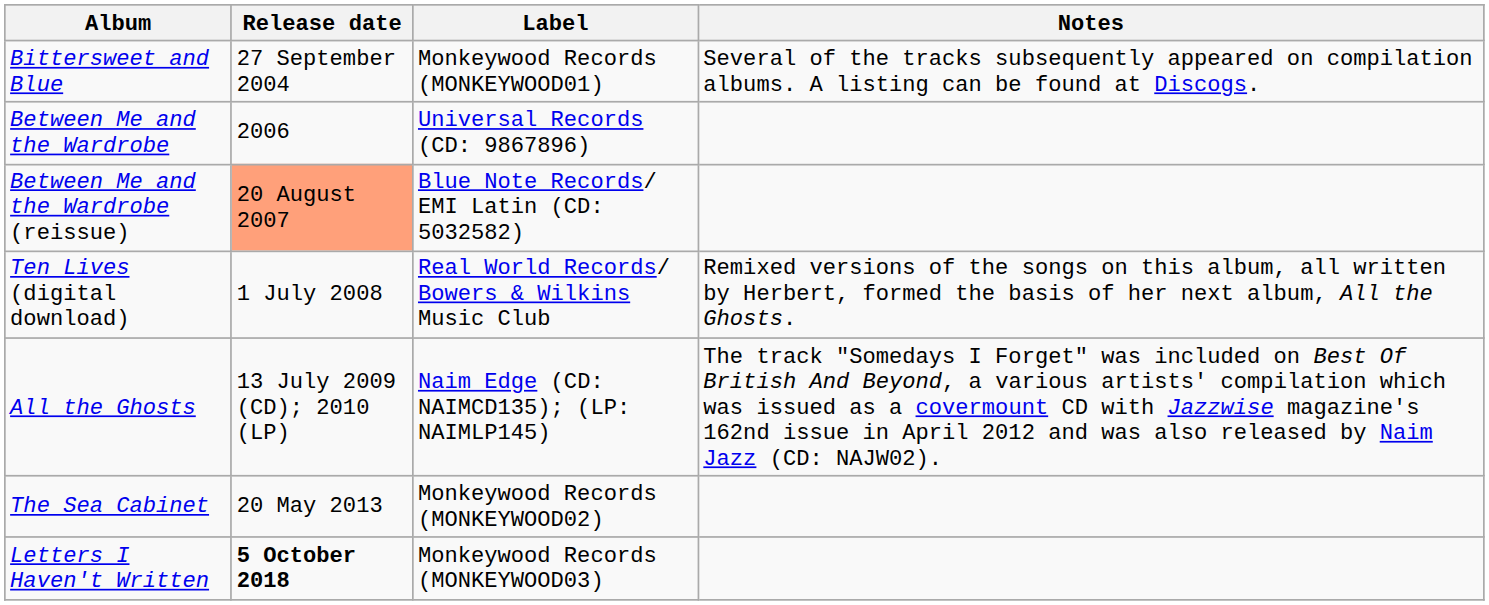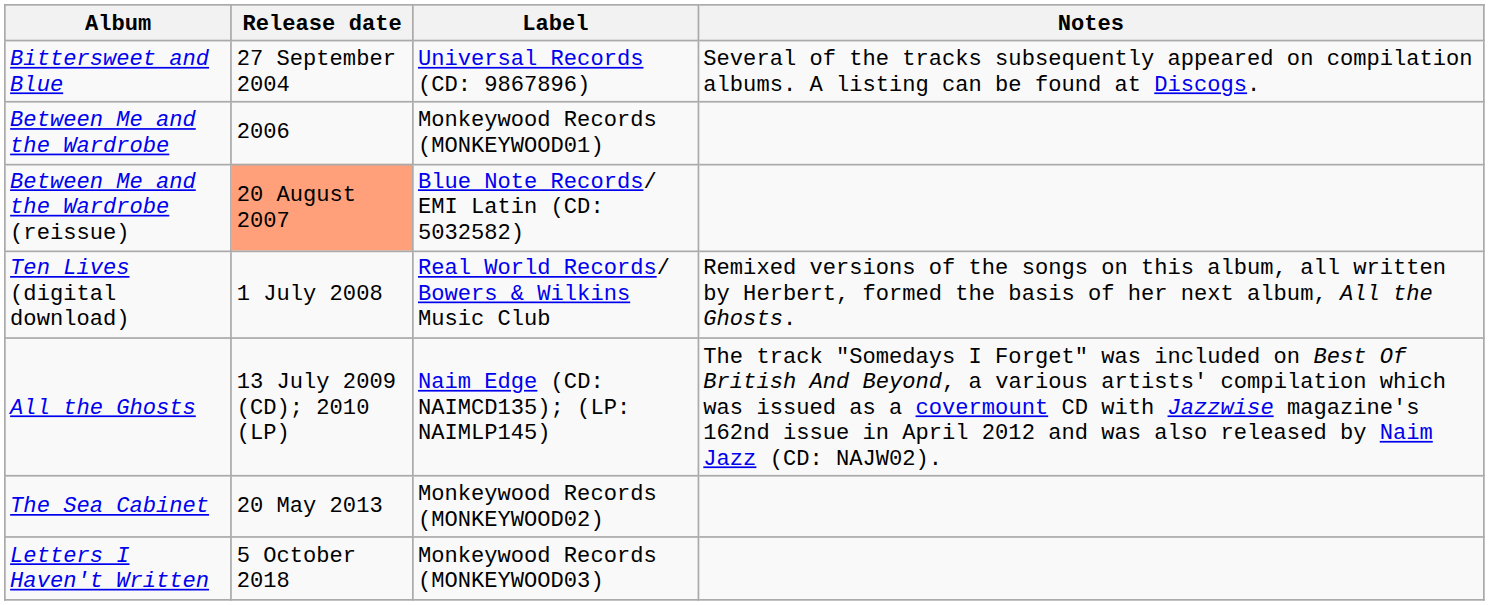(537, 72) Monkeywood Records (MONKEYWOOD01) -> (531, 72) Universal Records (CD: 9867896)
(531, 133) Universal Records (CD: 9867896) -> (537, 133) Monkeywood Records (MONKEYWOOD01)
(296, 568) bold -> (296, 568) normal
